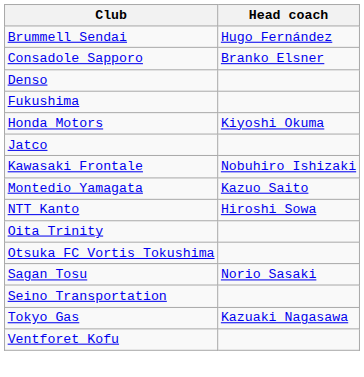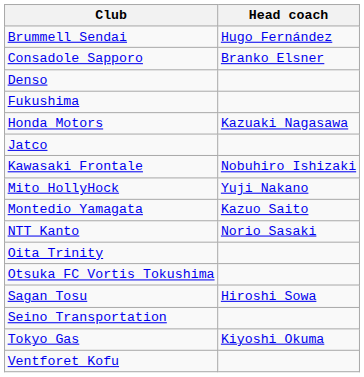(273, 123) Kiyoshi Okuma -> (285, 123) Kazuaki Nagasawa
+ row: (63, 188)
(269, 210) Hiroshi Sowa -> (269, 231) Norio Sasaki
(269, 275) Norio Sasaki -> (269, 296) Hiroshi Sowa
(285, 318) Kazuaki Nagasawa -> (273, 339) Kiyoshi Okuma
